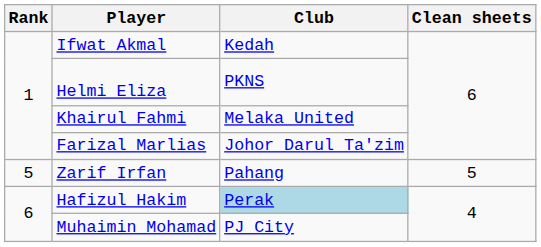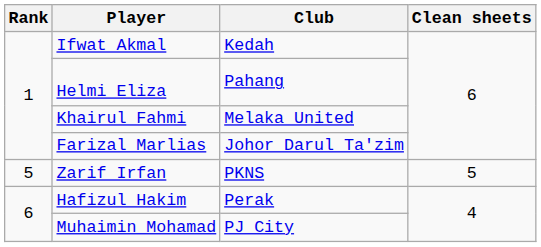(244, 82) PKNS -> (254, 82) Pahang
(254, 173) Pahang -> (244, 173) PKNS
(249, 200) lightblue background -> (249, 200) no background
